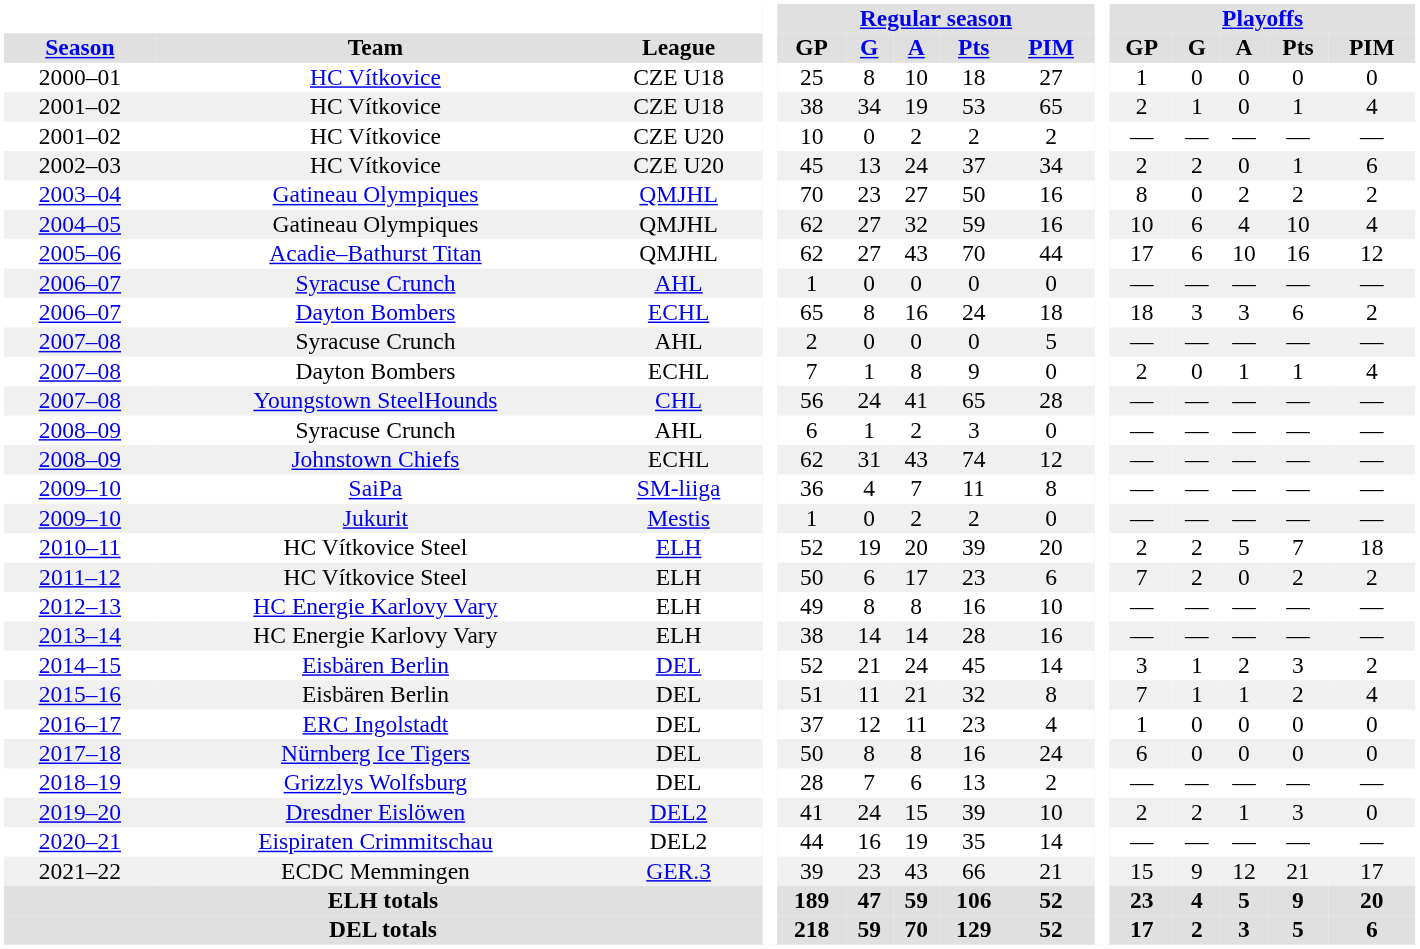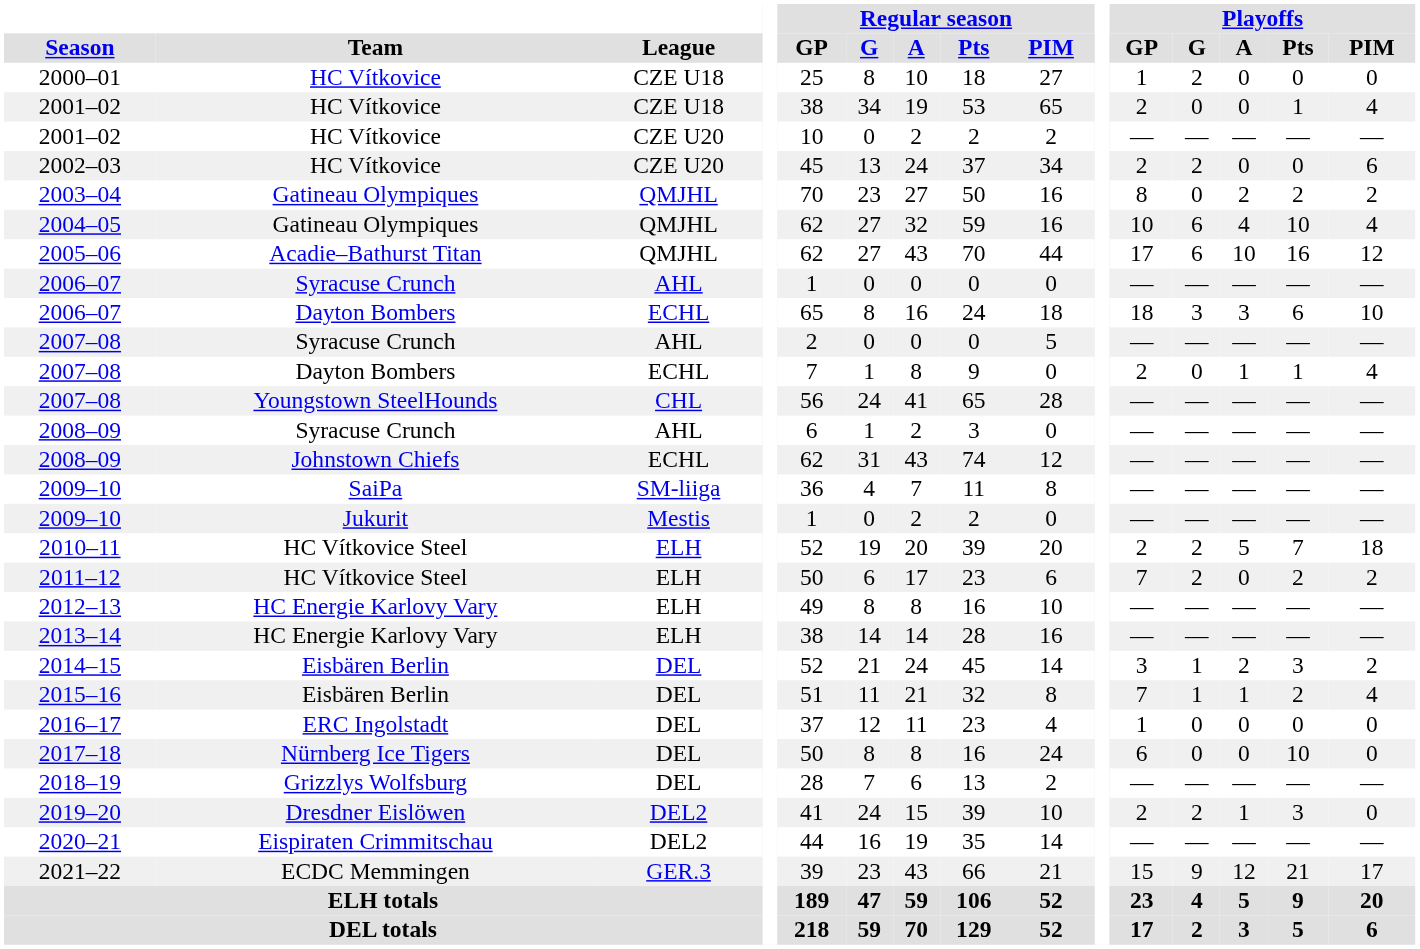(1197, 77) 0 -> (1197, 77) 2
(1197, 106) 1 -> (1197, 106) 0
(1298, 165) 1 -> (1298, 165) 0
(1372, 312) 2 -> (1372, 312) 10
(1298, 753) 0 -> (1298, 753) 10
